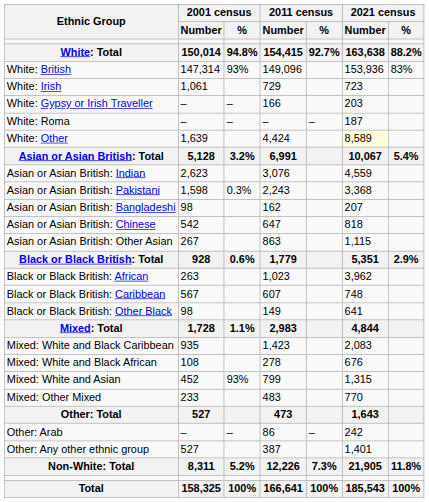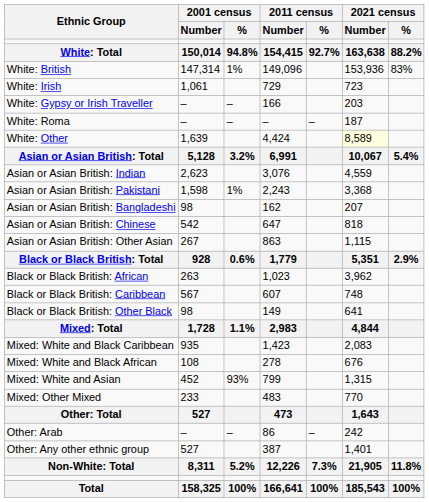(238, 69) 93% -> (235, 69) 1%
(239, 190) 0.3% -> (235, 190) 1%
